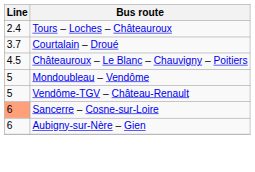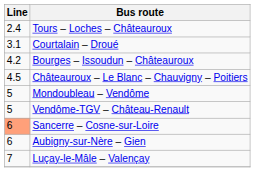(14, 45) 3.7 -> (14, 45) 3.1
+ row: (113, 61)
+ row: (91, 158)
